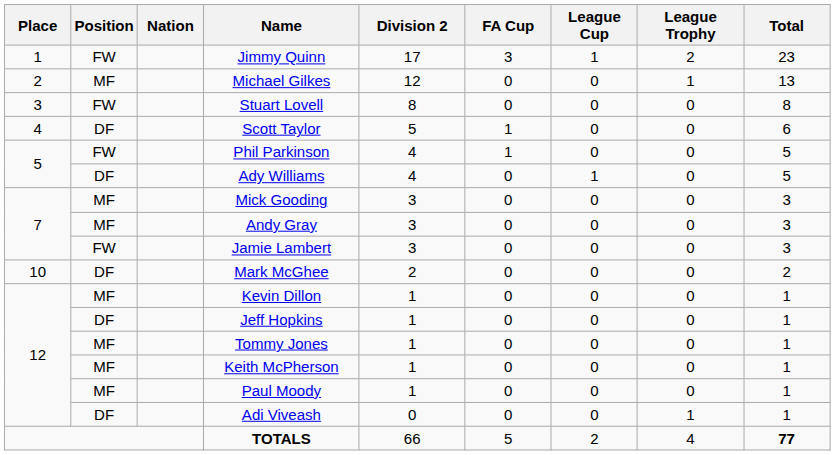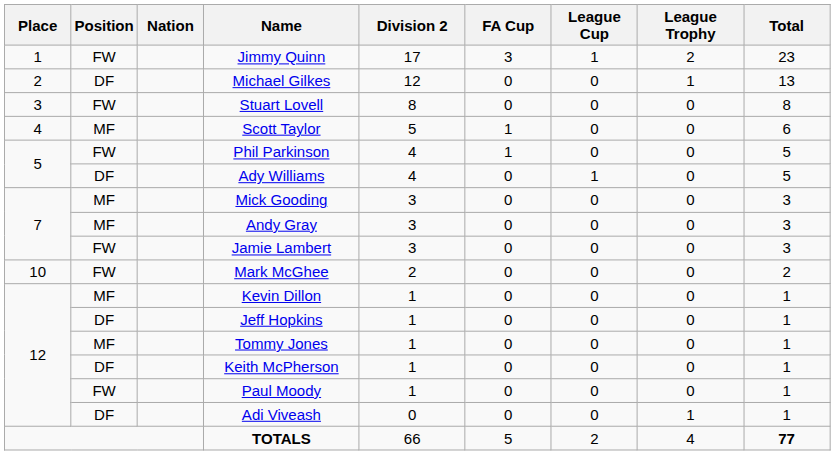(104, 81) MF -> (104, 81) DF
(104, 129) DF -> (104, 129) MF
(104, 272) DF -> (104, 272) FW
(104, 367) MF -> (104, 367) DF
(104, 391) MF -> (104, 391) FW
